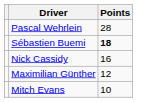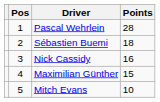+ column: (20, 12)
(106, 43) bold -> (128, 43) normal
(106, 73) 12 -> (128, 73) 15
